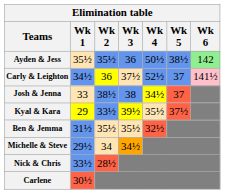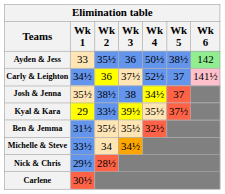(82, 59) 35½ -> (82, 59) 33
(82, 94) 33 -> (82, 94) 35½
(82, 146) 29½ -> (82, 146) 33½
(82, 163) 33½ -> (82, 163) 29½
